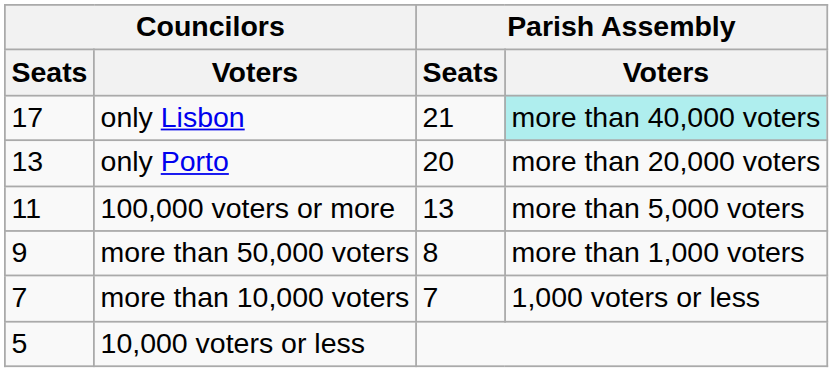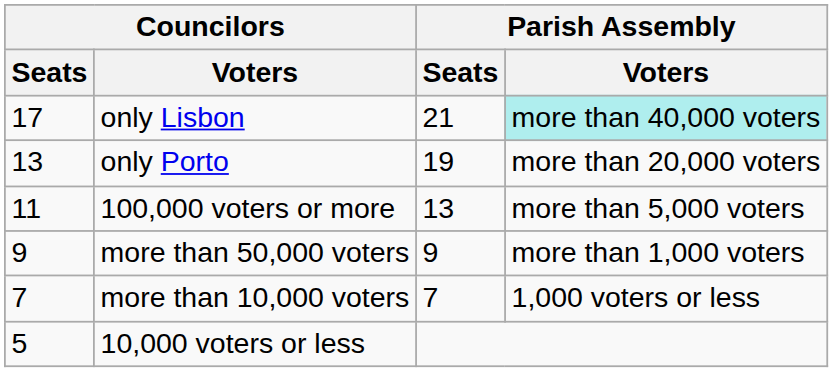(438, 162) 20 -> (438, 162) 19
(430, 252) 8 -> (430, 252) 9
